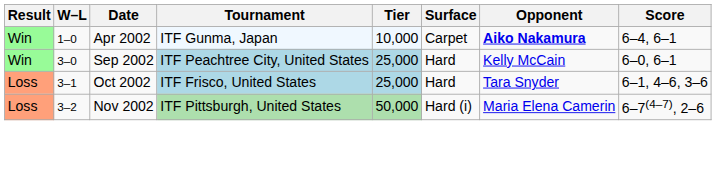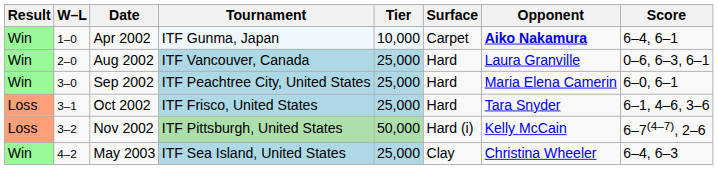+ row: (124, 60)
(524, 60) Kelly McCain -> (551, 82) Maria Elena Camerin
(549, 106) Maria Elena Camerin -> (526, 129) Kelly McCain
+ row: (124, 153)
